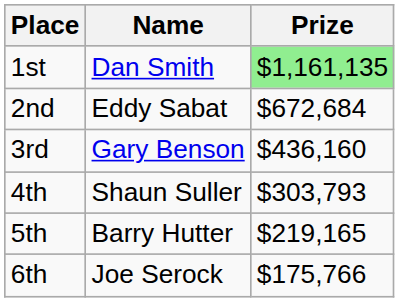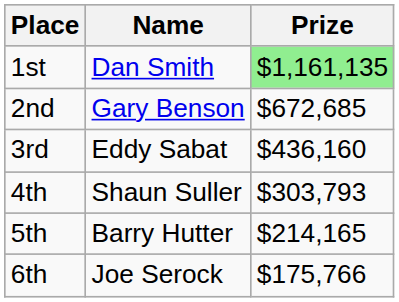(159, 108) Eddy Sabat -> (168, 108) Gary Benson
(312, 108) $672,684 -> (312, 108) $672,685
(168, 150) Gary Benson -> (159, 150) Eddy Sabat
(312, 233) $219,165 -> (312, 233) $214,165
